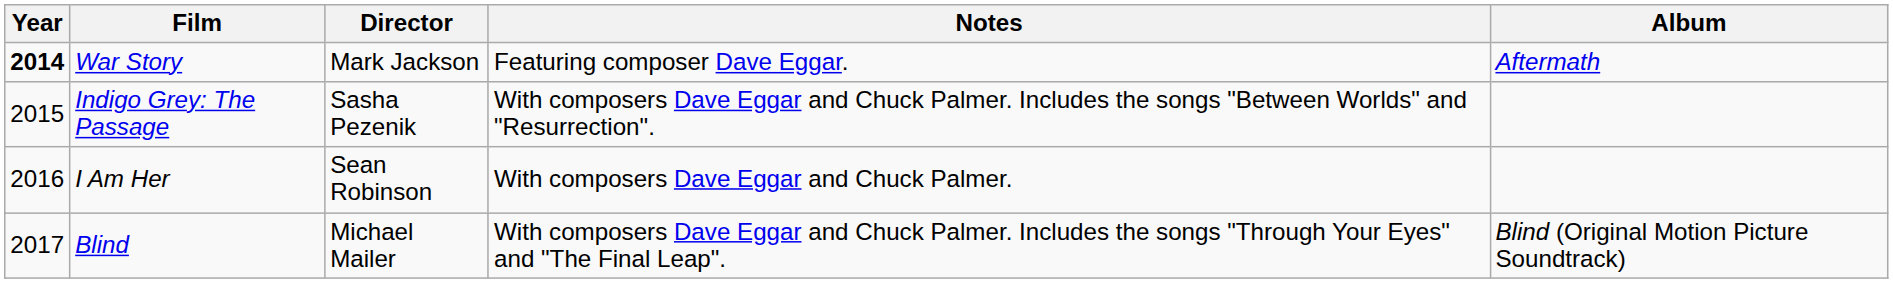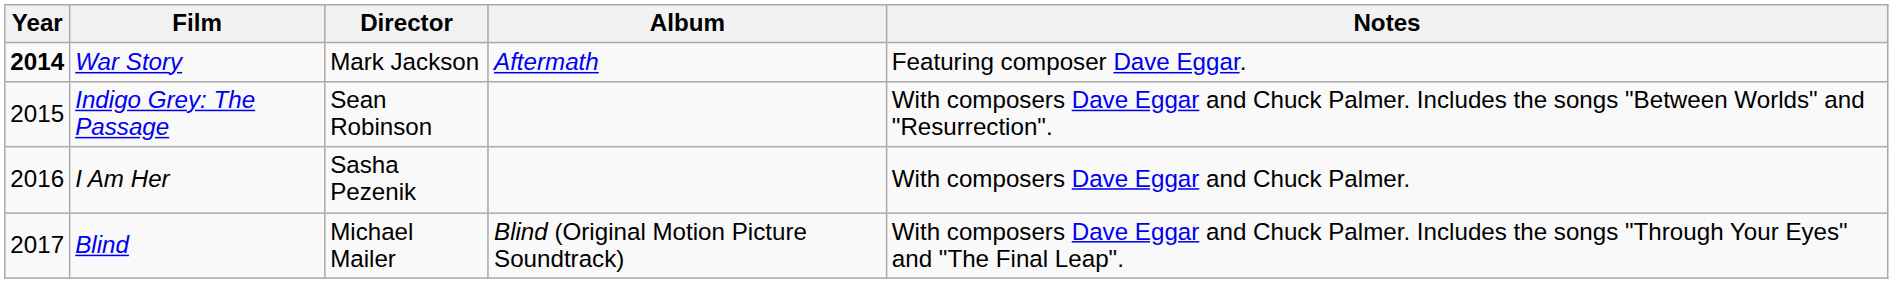columns swapped: (1689, 23) <-> (989, 23)
(373, 113) Sasha Pezenik -> (381, 113) Sean Robinson
(381, 179) Sean Robinson -> (373, 179) Sasha Pezenik
